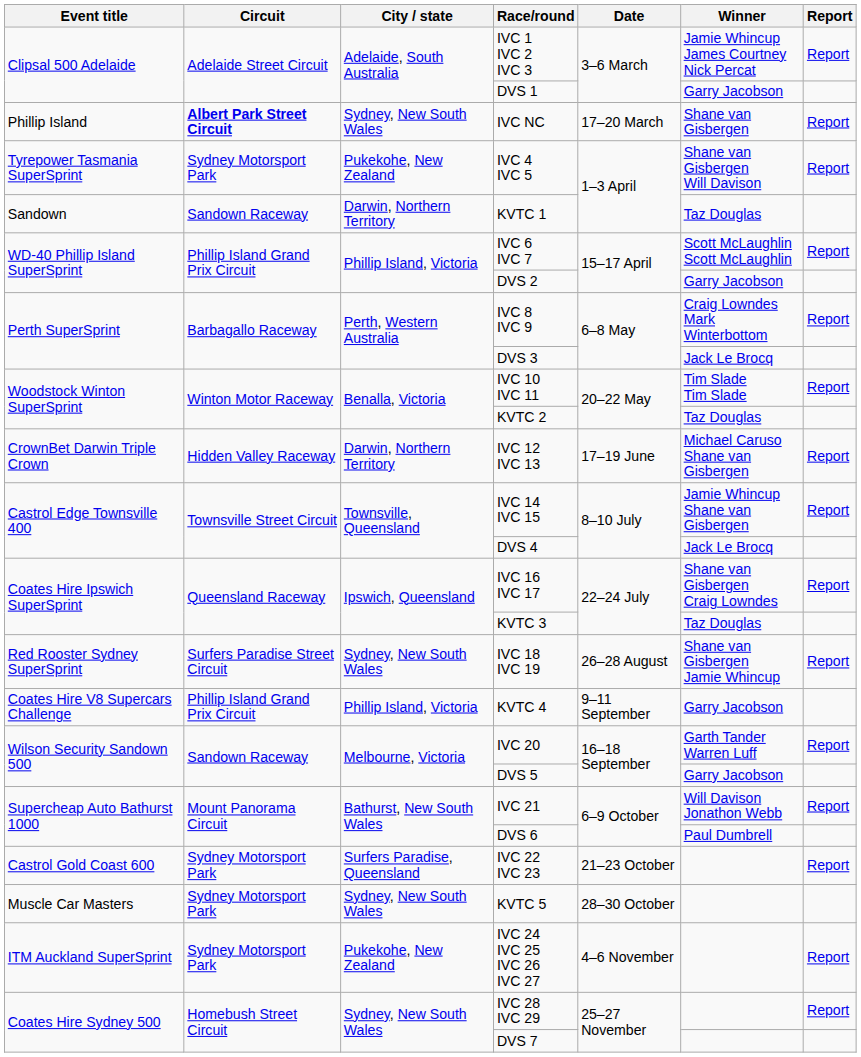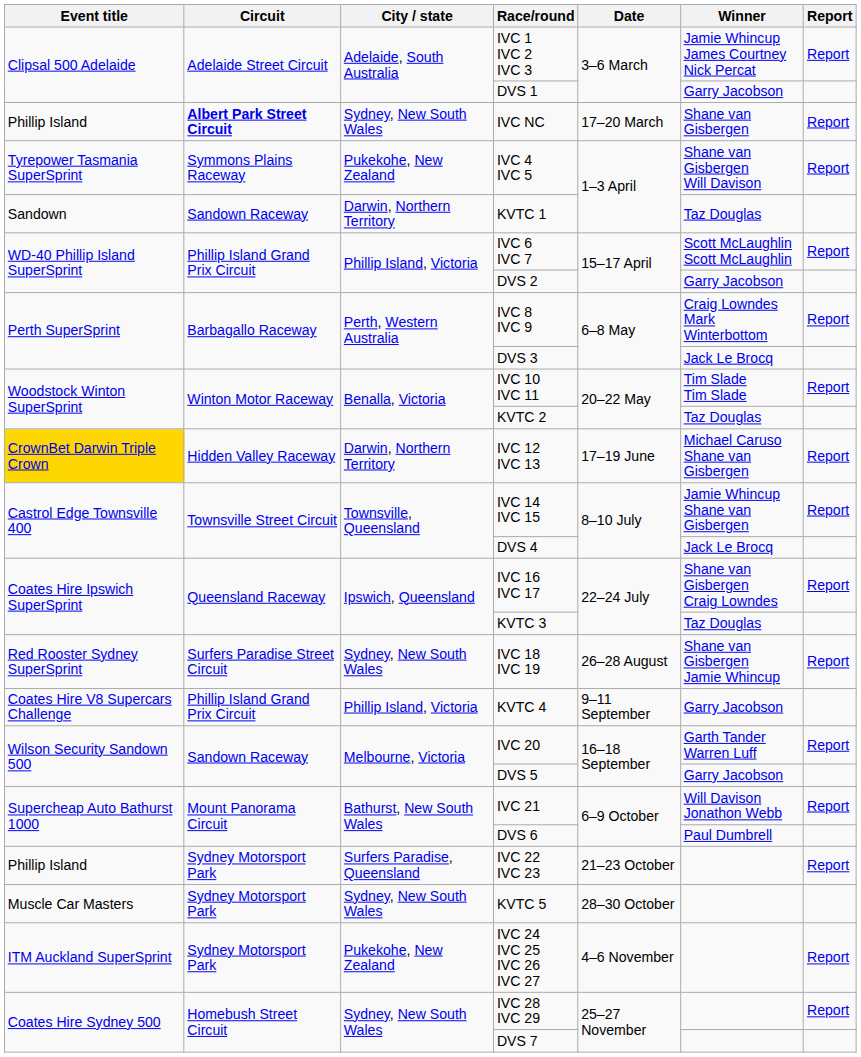(247, 168) Sydney Motorsport Park -> (240, 168) Symmons Plains Raceway
(82, 456) no background -> (82, 456) gold background
(81, 866) Castrol Gold Coast 600 -> (47, 866) Phillip Island
